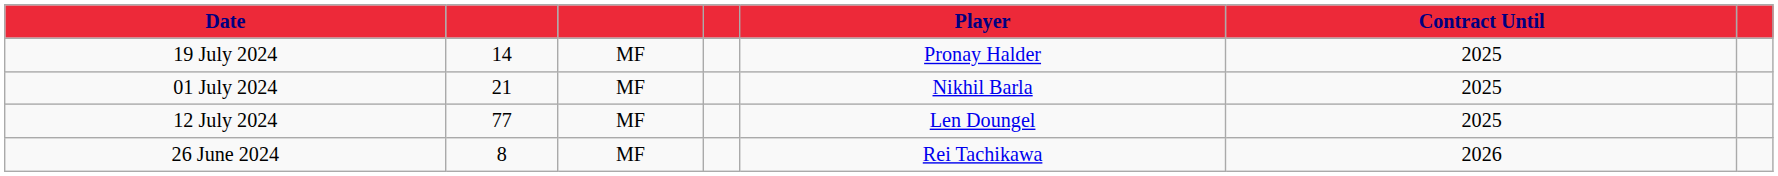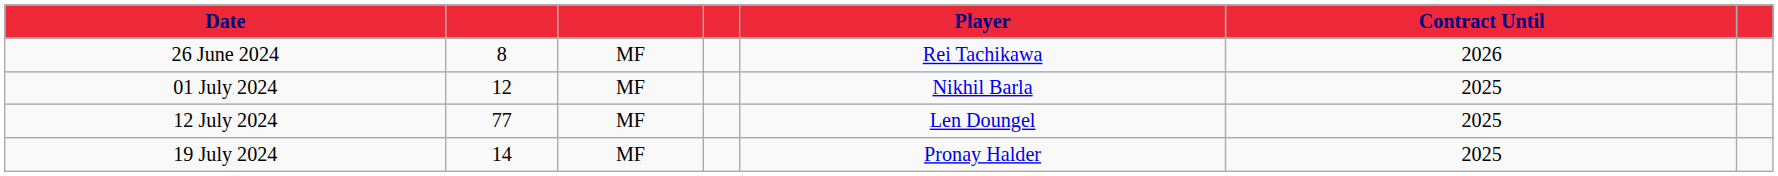rows swapped: (225, 154) <-> (225, 54)
(502, 88) 21 -> (502, 88) 12
